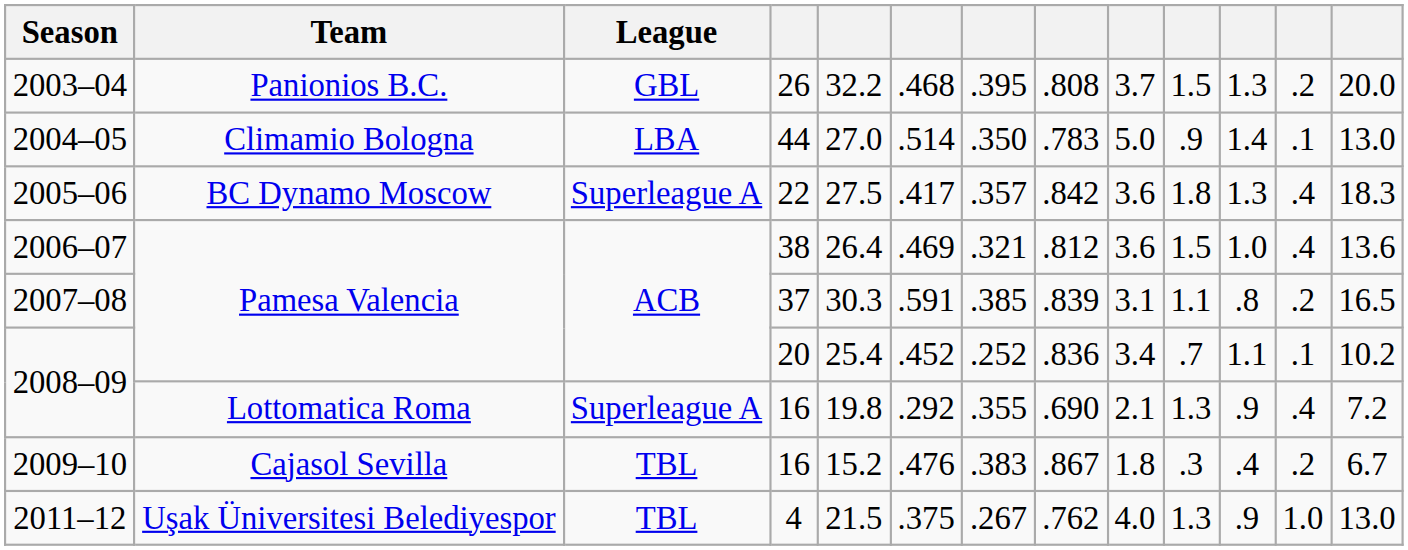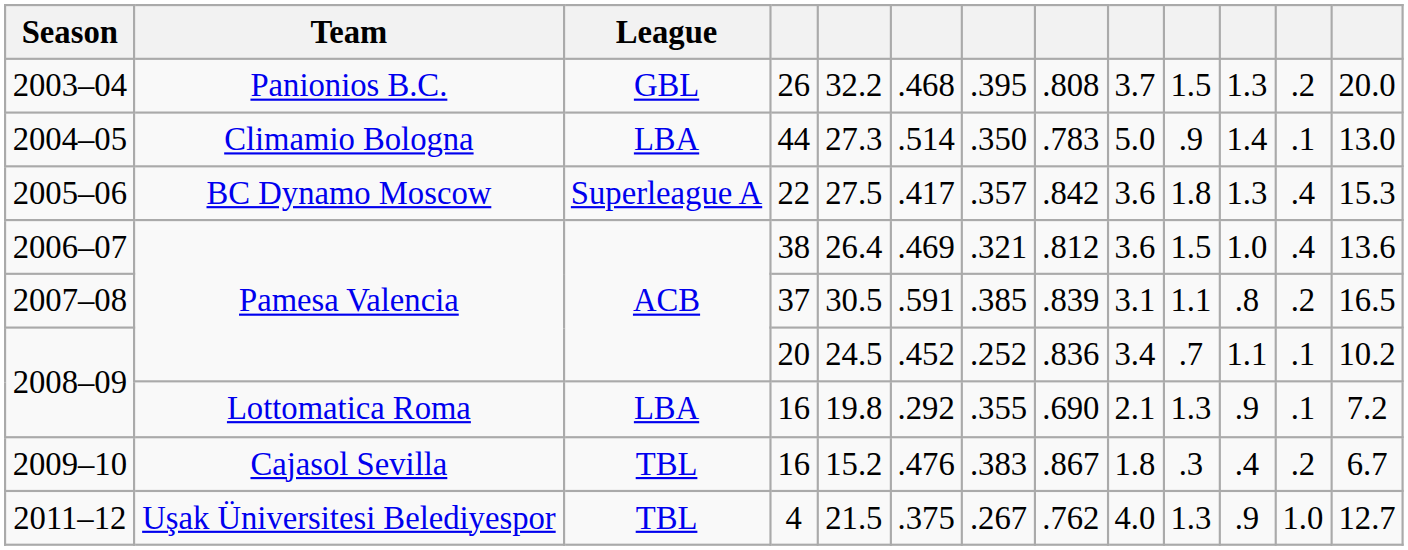(854, 139) 27.0 -> (854, 139) 27.3
(1367, 193) 18.3 -> (1367, 193) 15.3
(854, 301) 30.3 -> (854, 301) 30.5
(854, 354) 25.4 -> (854, 354) 24.5
(667, 408) Superleague A -> (667, 408) LBA
(1303, 408) .4 -> (1303, 408) .1
(1367, 516) 13.0 -> (1367, 516) 12.7
